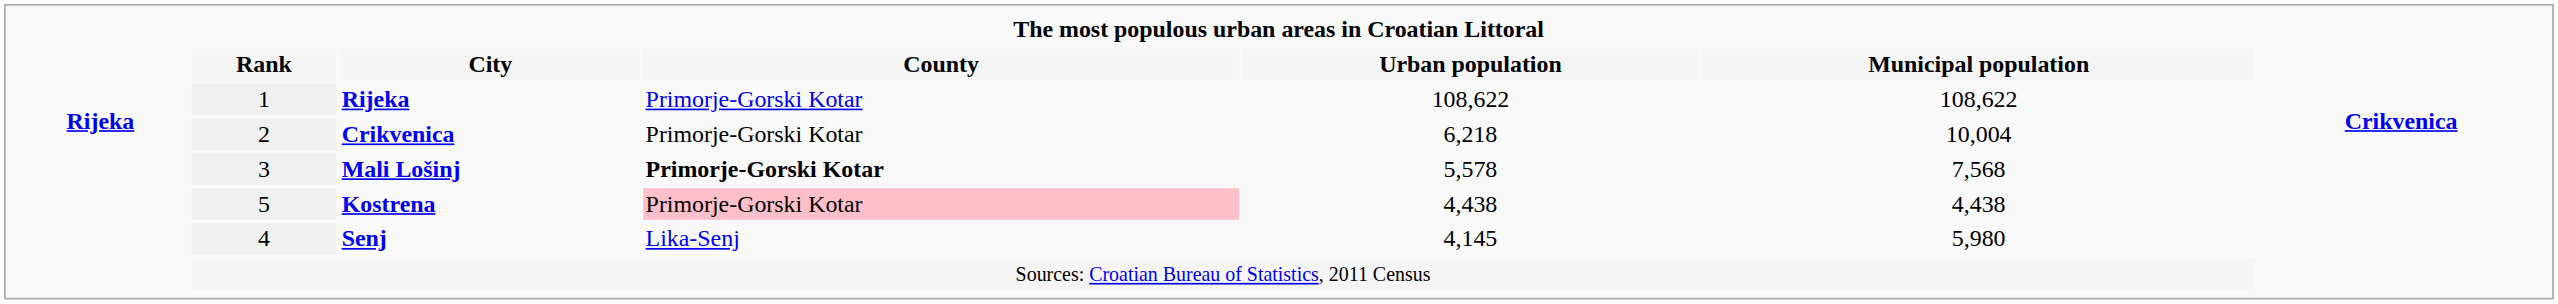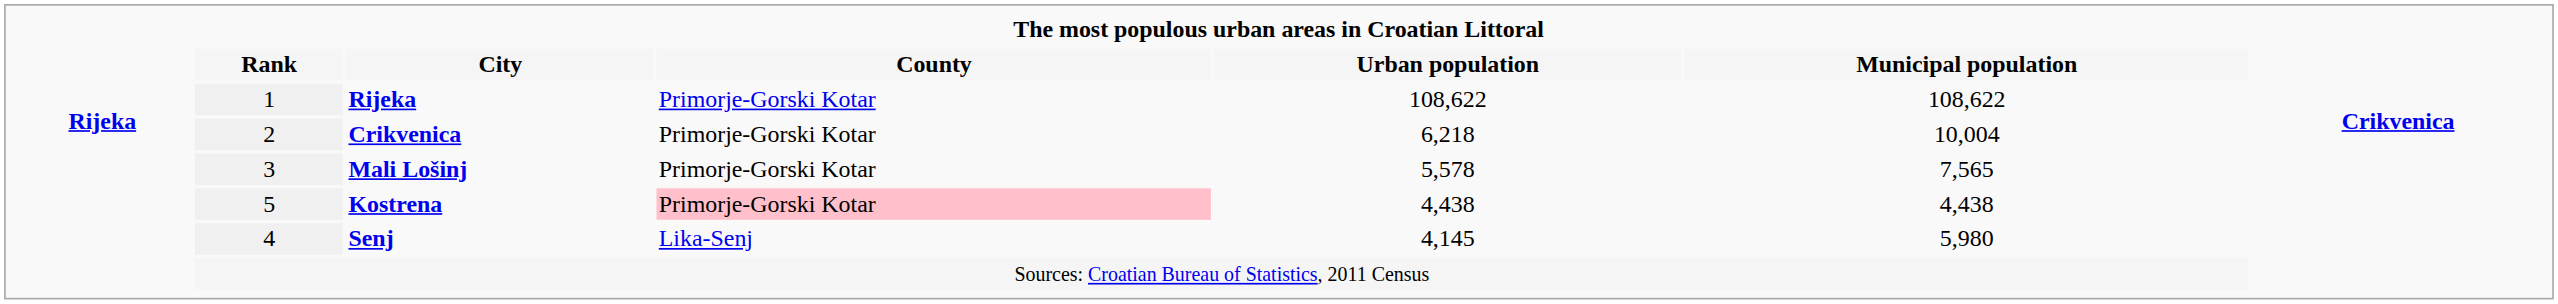(765, 168) bold -> (767, 168) normal
(1979, 168) 7,568 -> (1967, 168) 7,565
